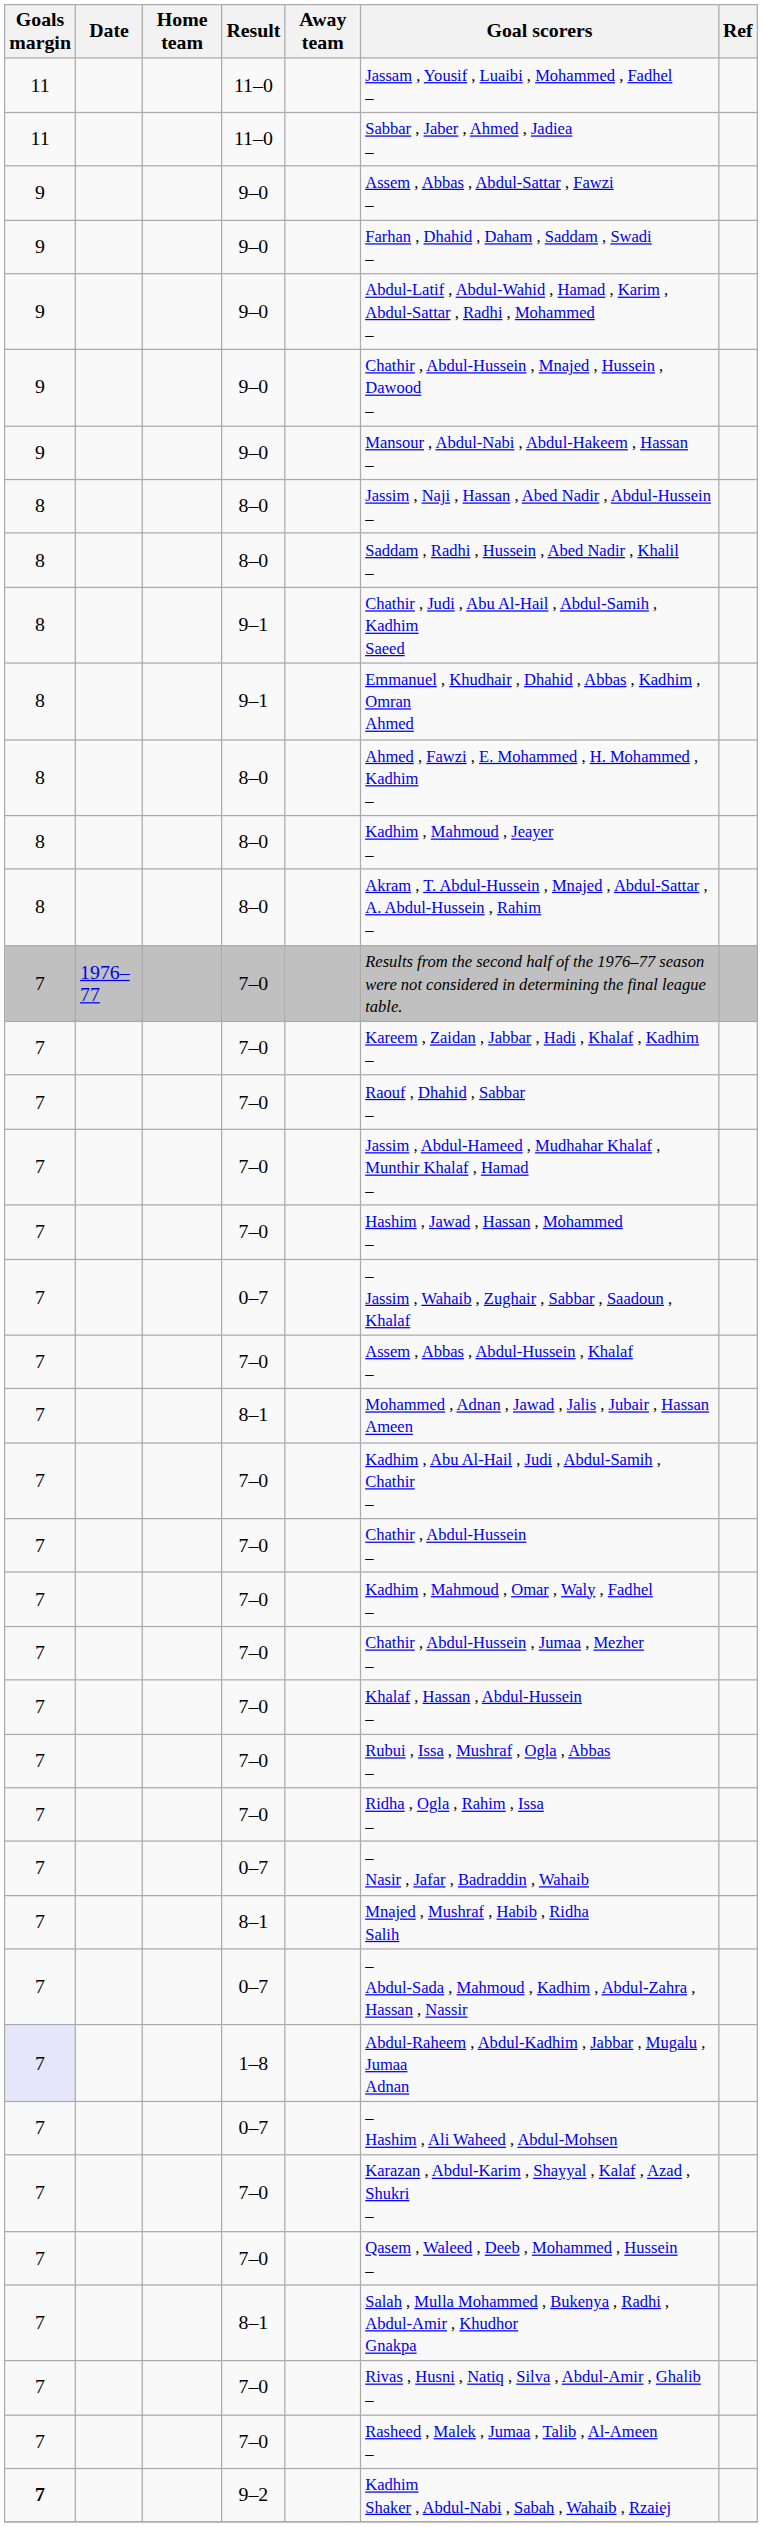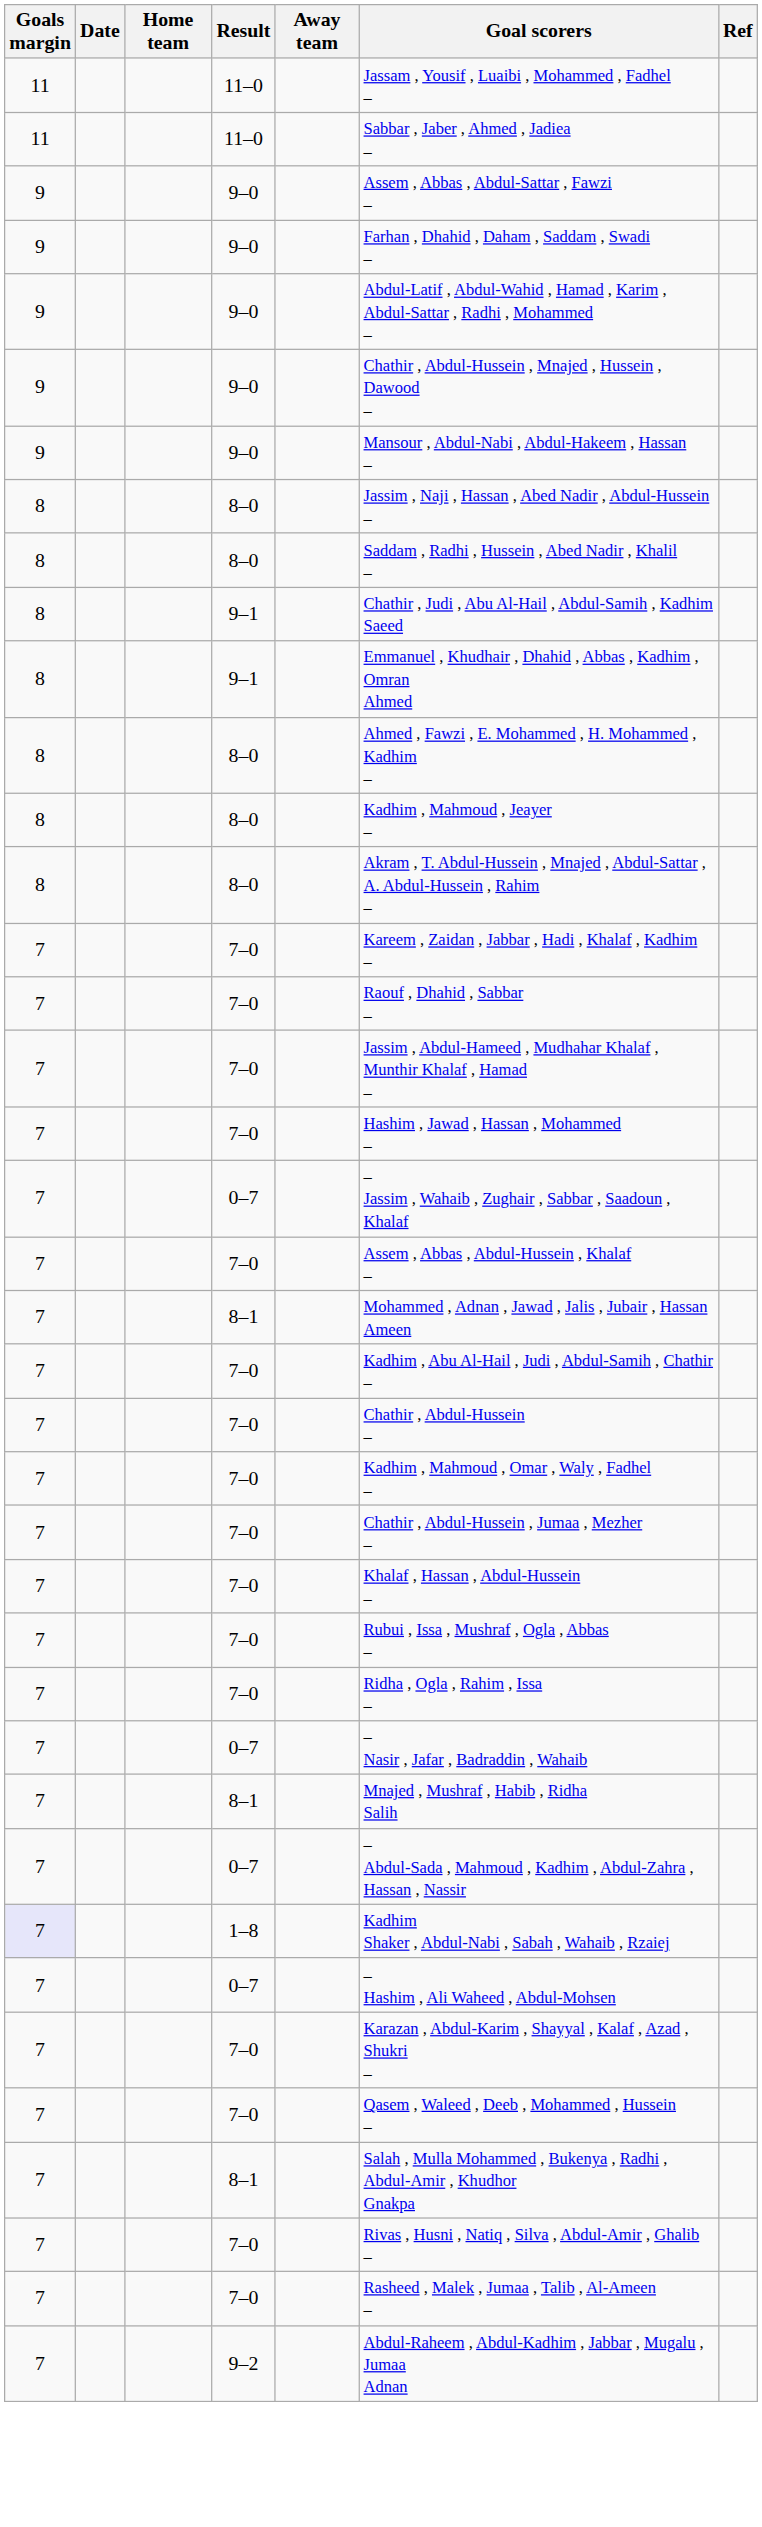- row: (105, 983)
(535, 2064) Abdul-Raheem , Abdul-Kadhim , Jabbar , Mugalu , Jumaa Adnan -> (517, 1932) Kadhim Shaker , Abdul-Nabi , Sabah , Wahaib , Rzaiej
(40, 2495) bold -> (40, 2363) normal
(518, 2496) Kadhim Shaker , Abdul-Nabi , Sabah , Wahaib , Rzaiej -> (534, 2364) Abdul-Raheem , Abdul-Kadhim , Jabbar , Mugalu , Jumaa Adnan
